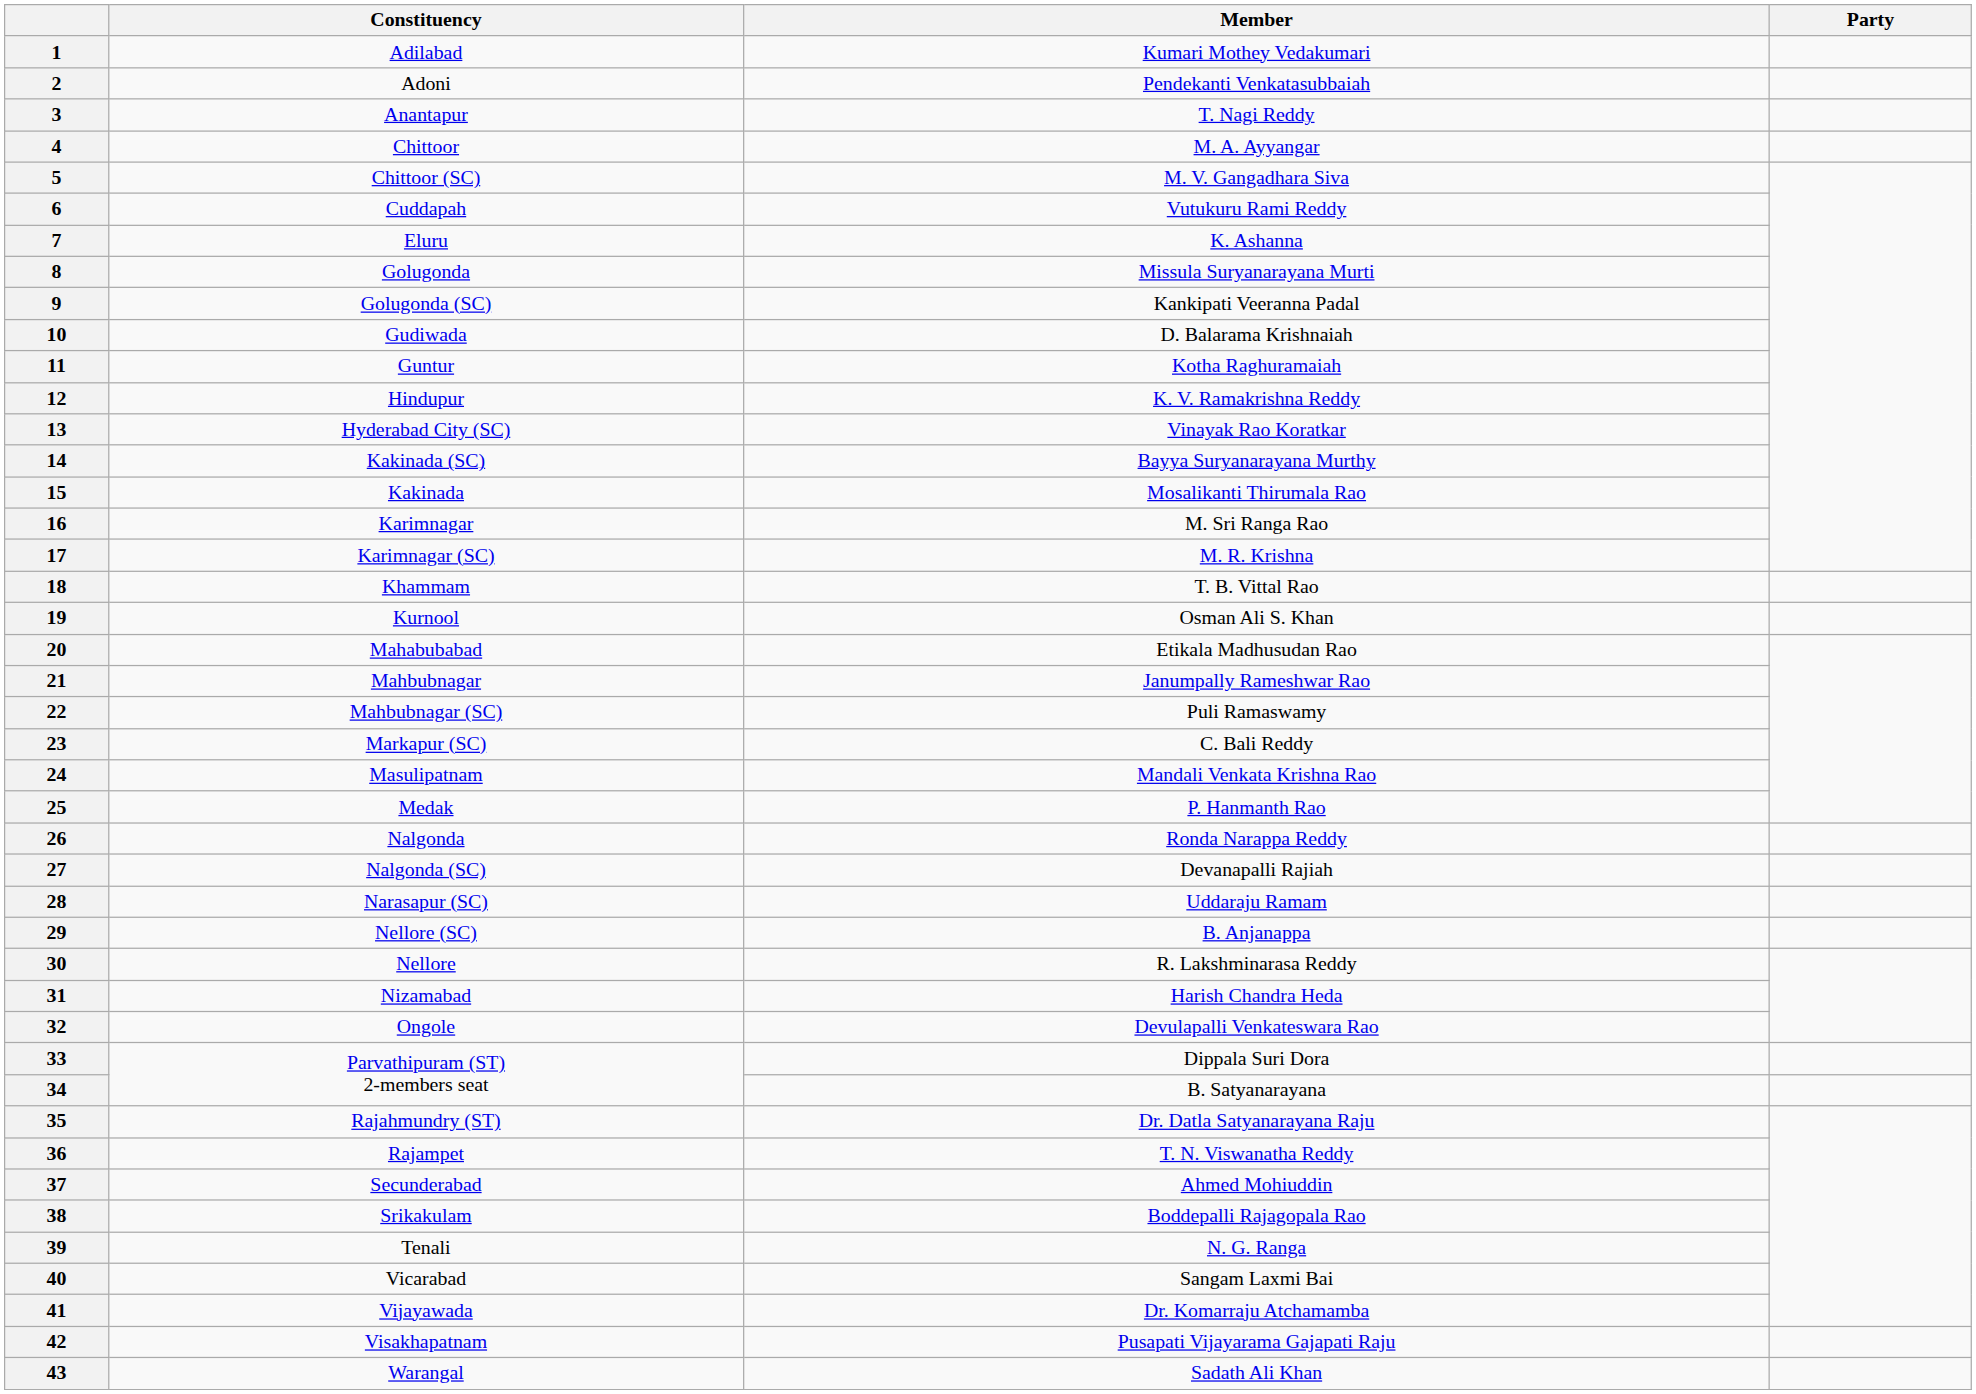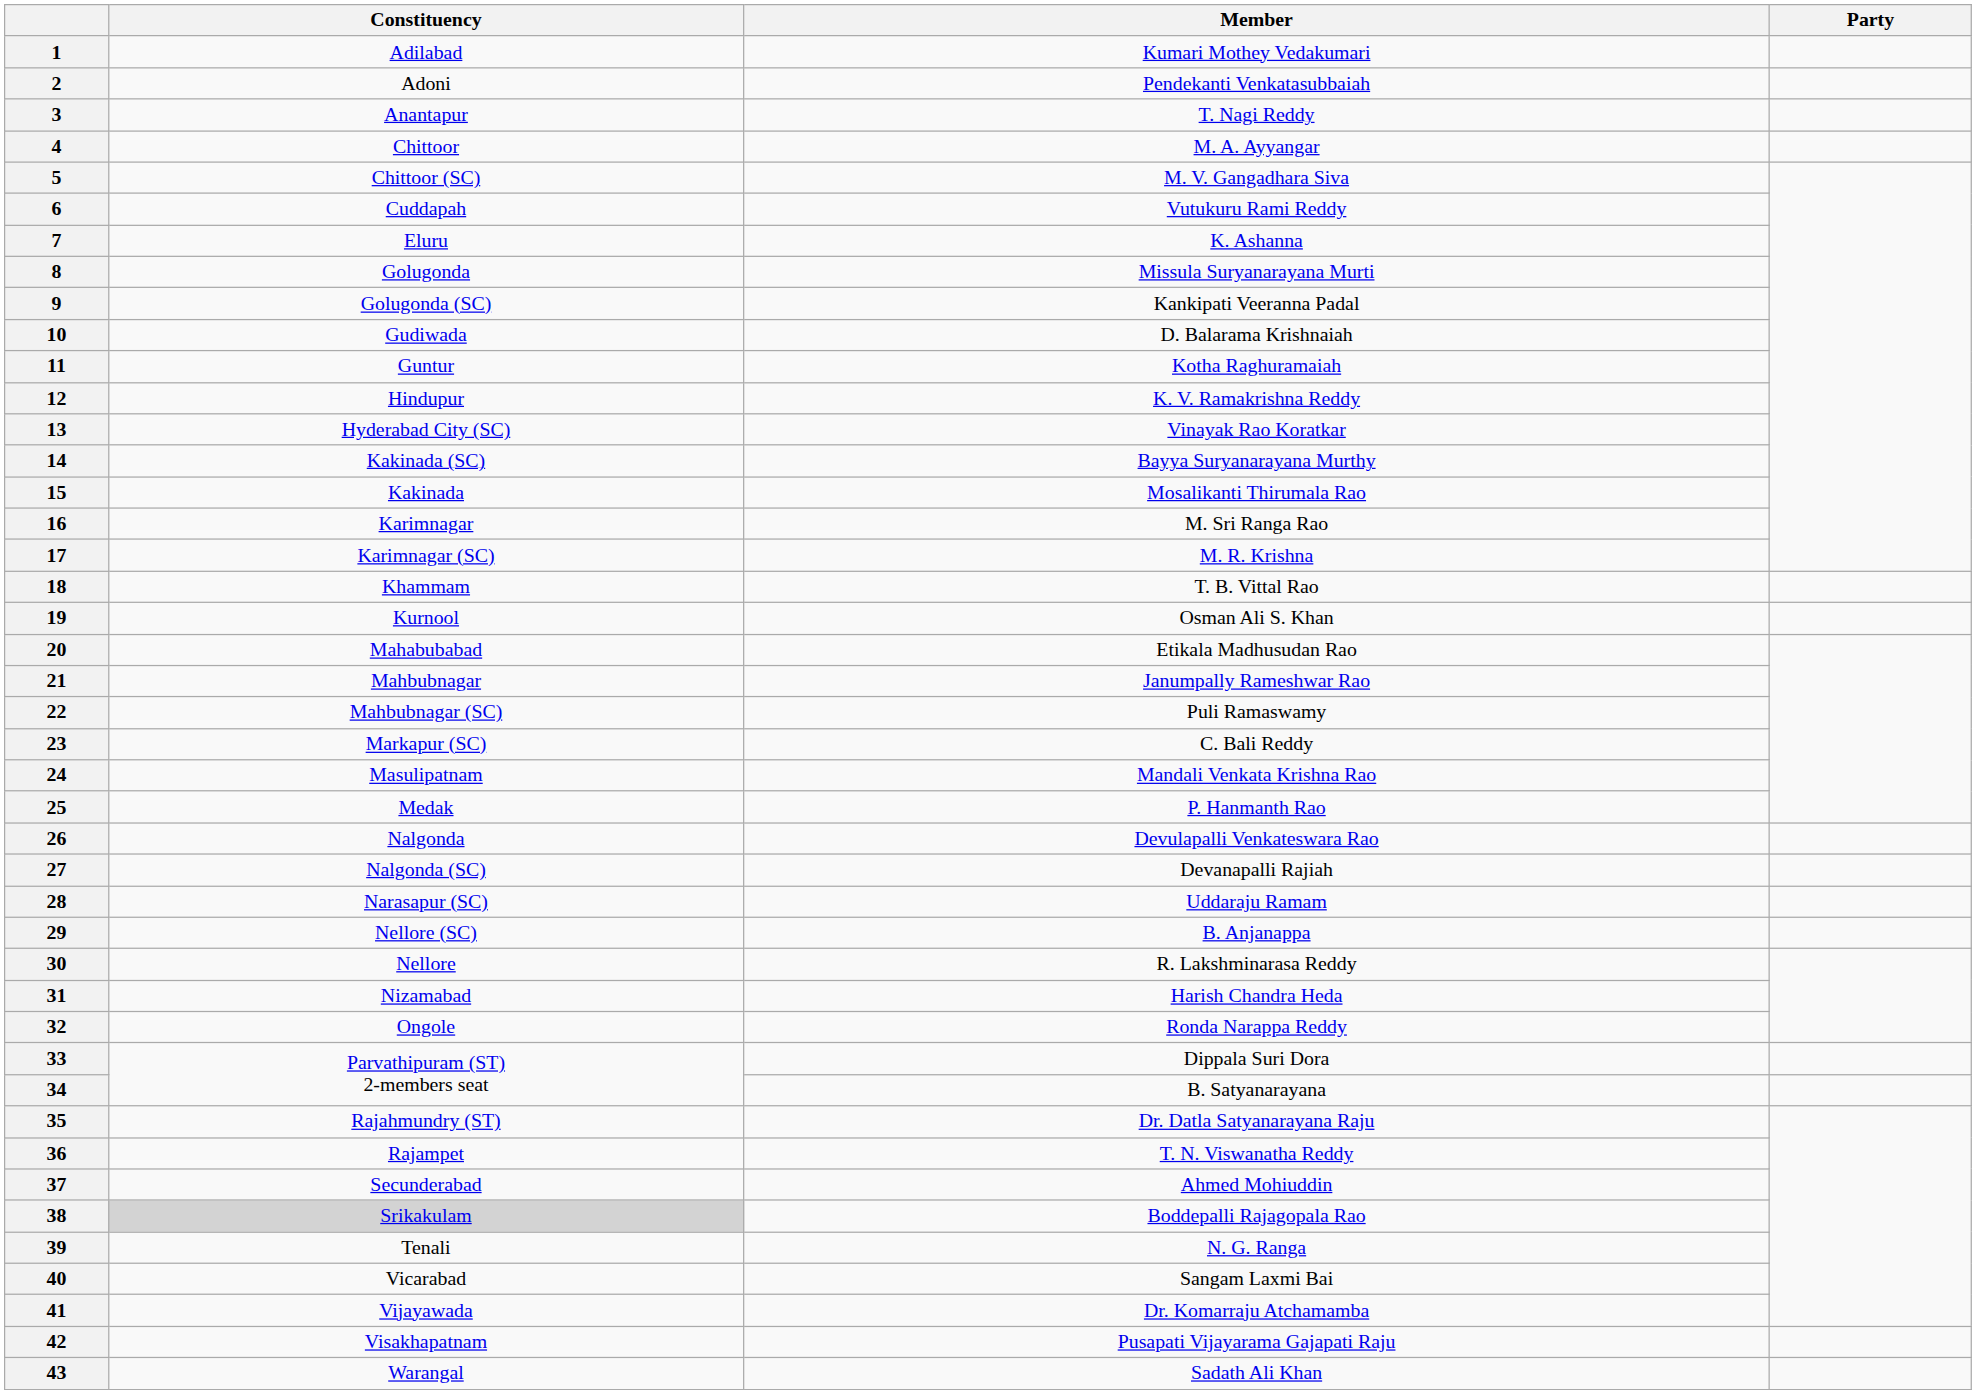(1257, 838) Ronda Narappa Reddy -> (1257, 838) Devulapalli Venkateswara Rao
(1257, 1027) Devulapalli Venkateswara Rao -> (1257, 1027) Ronda Narappa Reddy
(426, 1215) no background -> (426, 1215) lightgrey background
